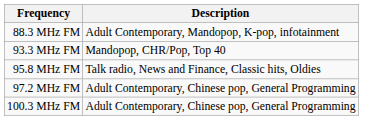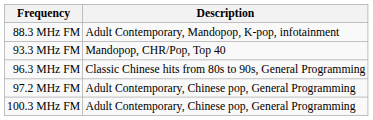- row: (46, 69)
+ row: (46, 69)
